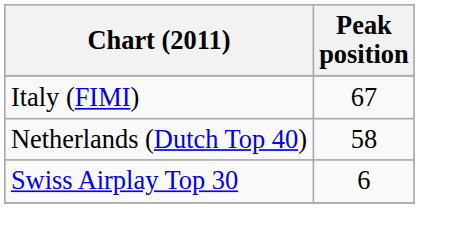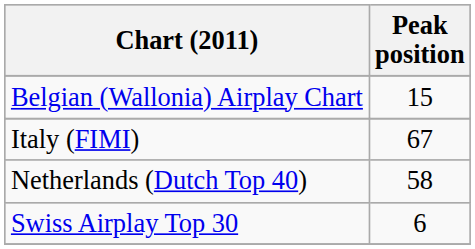+ row: (187, 97)
